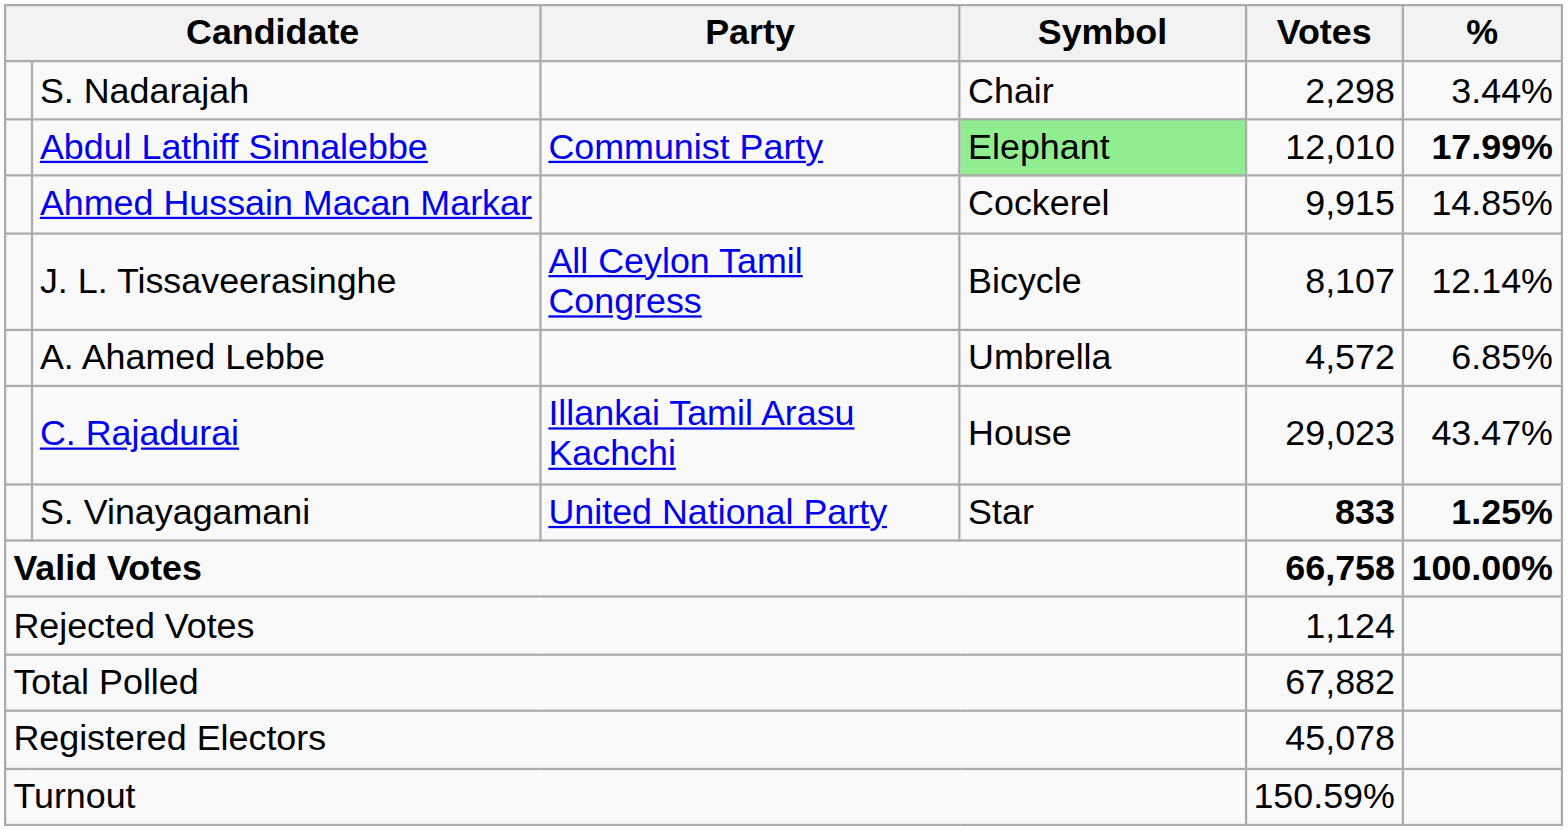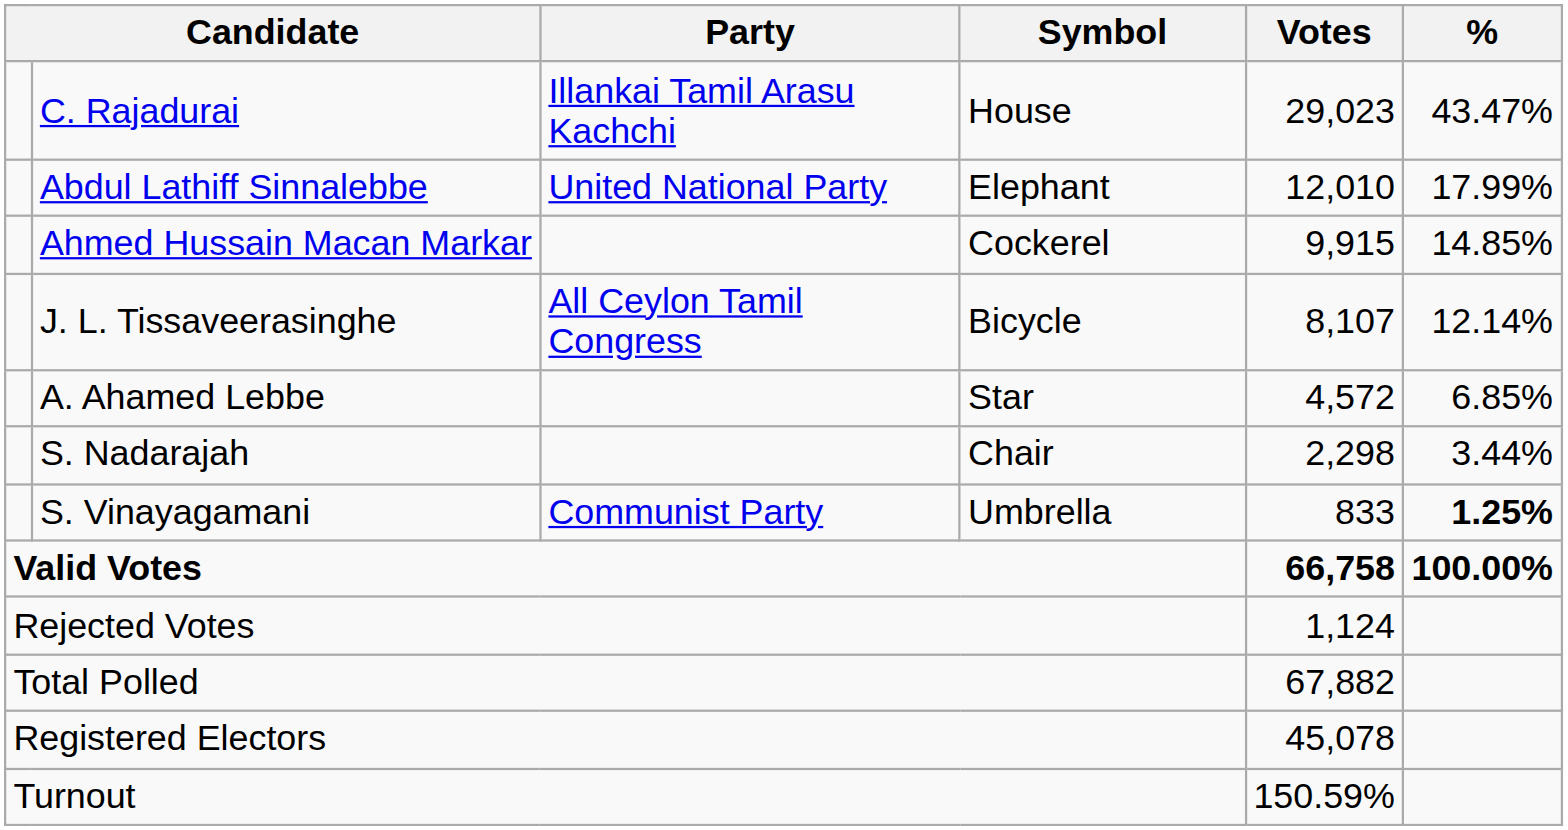rows swapped: (139, 434) <-> (144, 89)
(686, 146) Communist Party -> (718, 186) United National Party
(1039, 146) lightgreen background -> (1039, 186) no background
(1492, 146) bold -> (1492, 186) normal
(1040, 357) Umbrella -> (1001, 397) Star
(718, 511) United National Party -> (686, 511) Communist Party
(1001, 511) Star -> (1040, 511) Umbrella
(1365, 511) bold -> (1365, 511) normal
